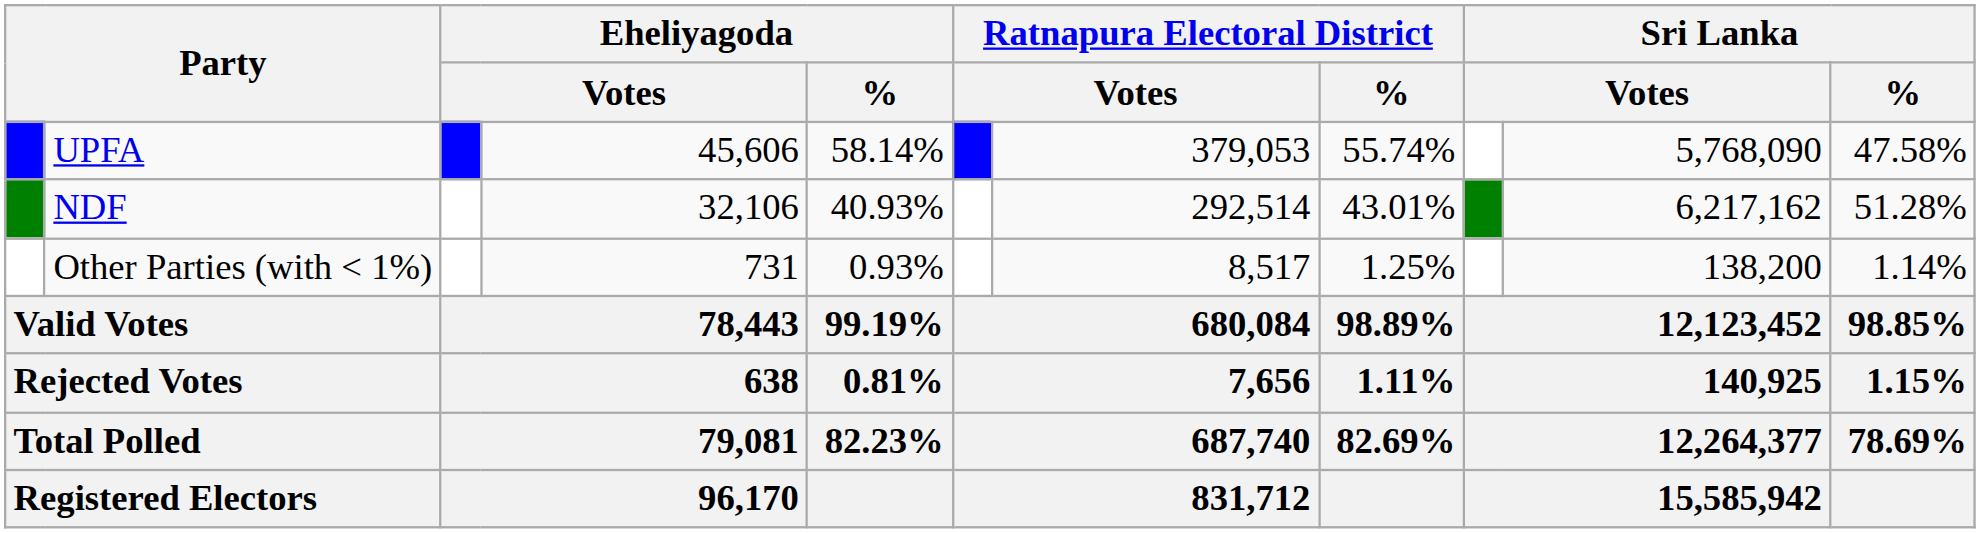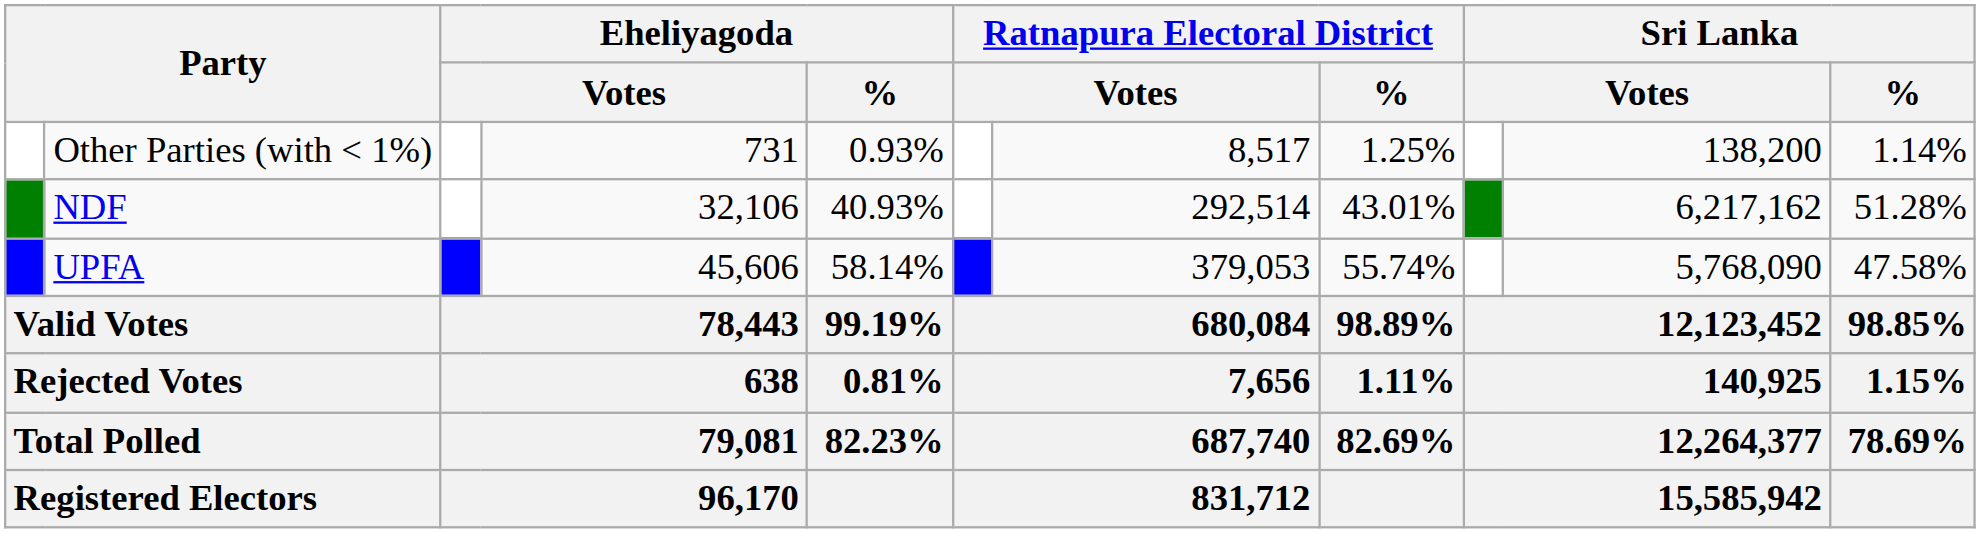rows swapped: (99, 149) <-> (243, 265)
